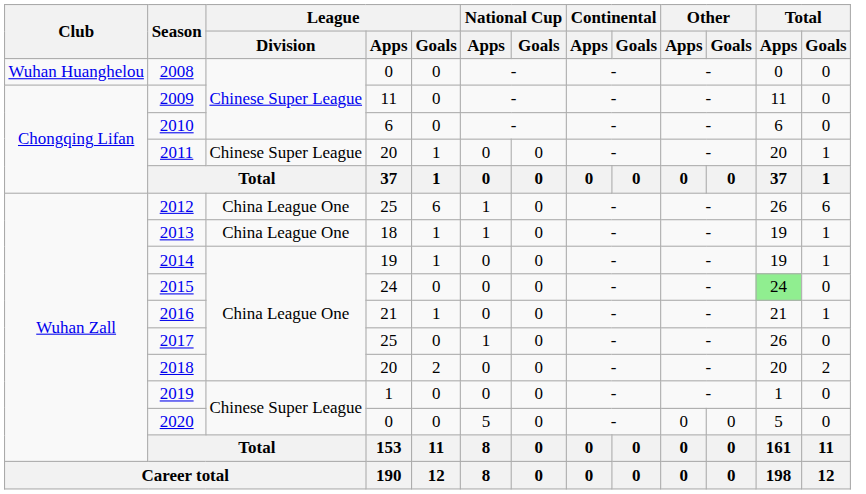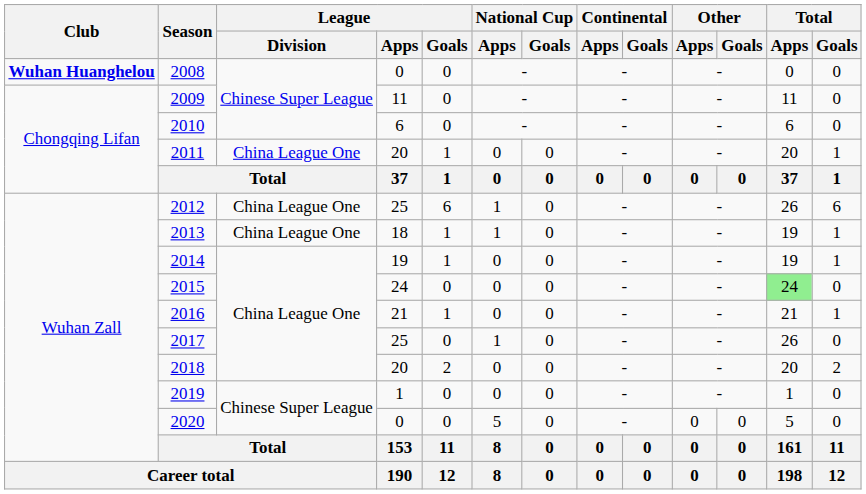(76, 71) normal -> (82, 71) bold
(286, 152) Chinese Super League -> (297, 152) China League One
